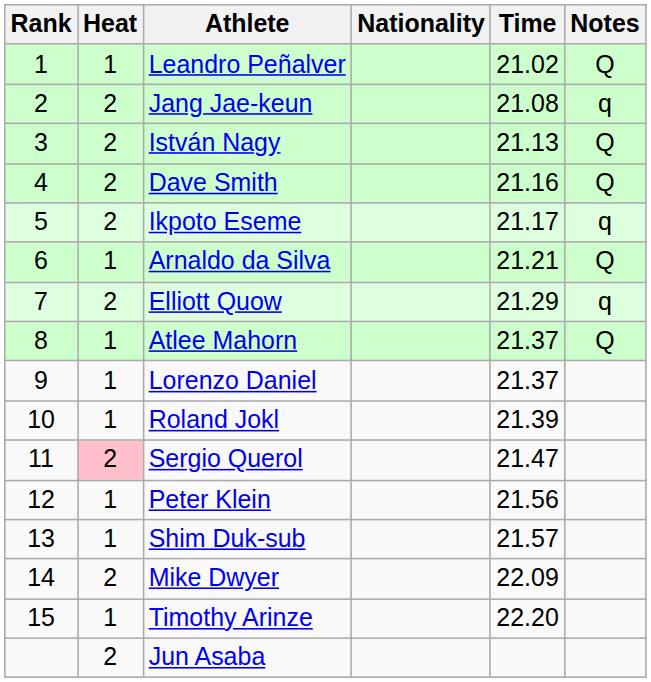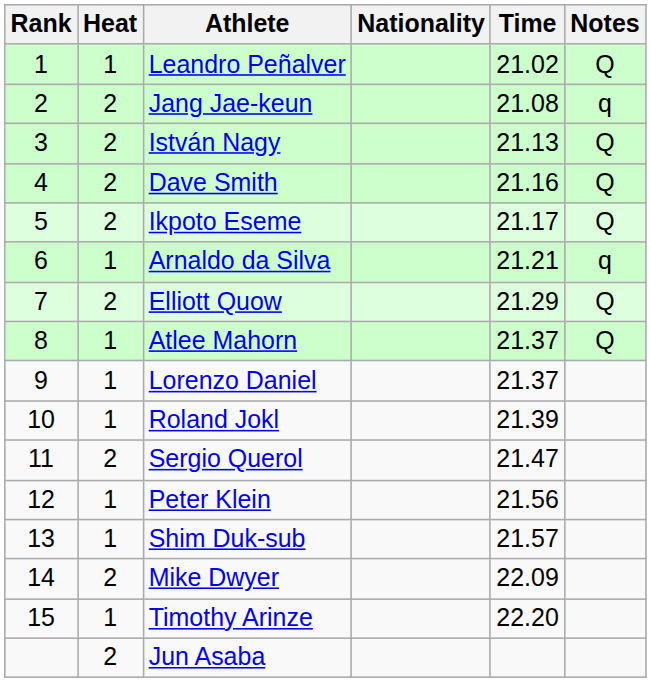(605, 222) q -> (605, 222) Q
(605, 261) Q -> (605, 261) q
(605, 301) q -> (605, 301) Q
(110, 459) pink background -> (110, 459) no background
